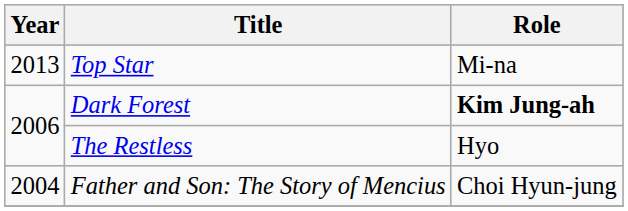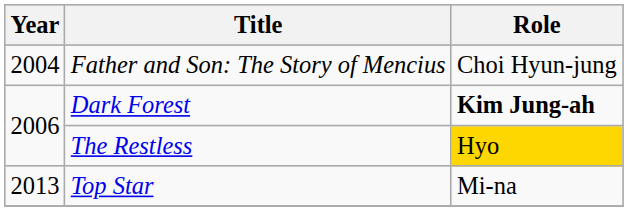rows swapped: (258, 186) <-> (112, 65)
(478, 145) no background -> (478, 145) gold background
